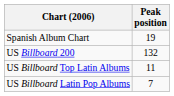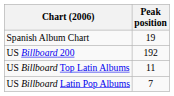(151, 53) 132 -> (151, 53) 192
